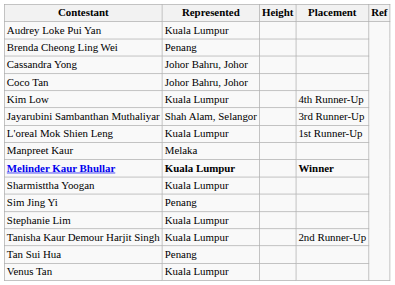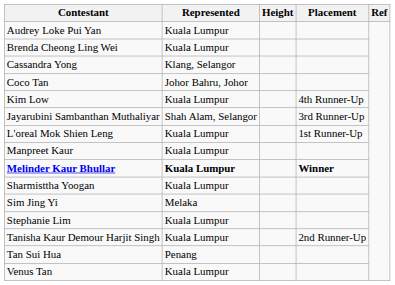(181, 47) Penang -> (197, 47) Kuala Lumpur
(206, 64) Johor Bahru, Johor -> (200, 64) Klang, Selangor
(181, 151) Melaka -> (197, 151) Kuala Lumpur
(181, 202) Penang -> (181, 202) Melaka
